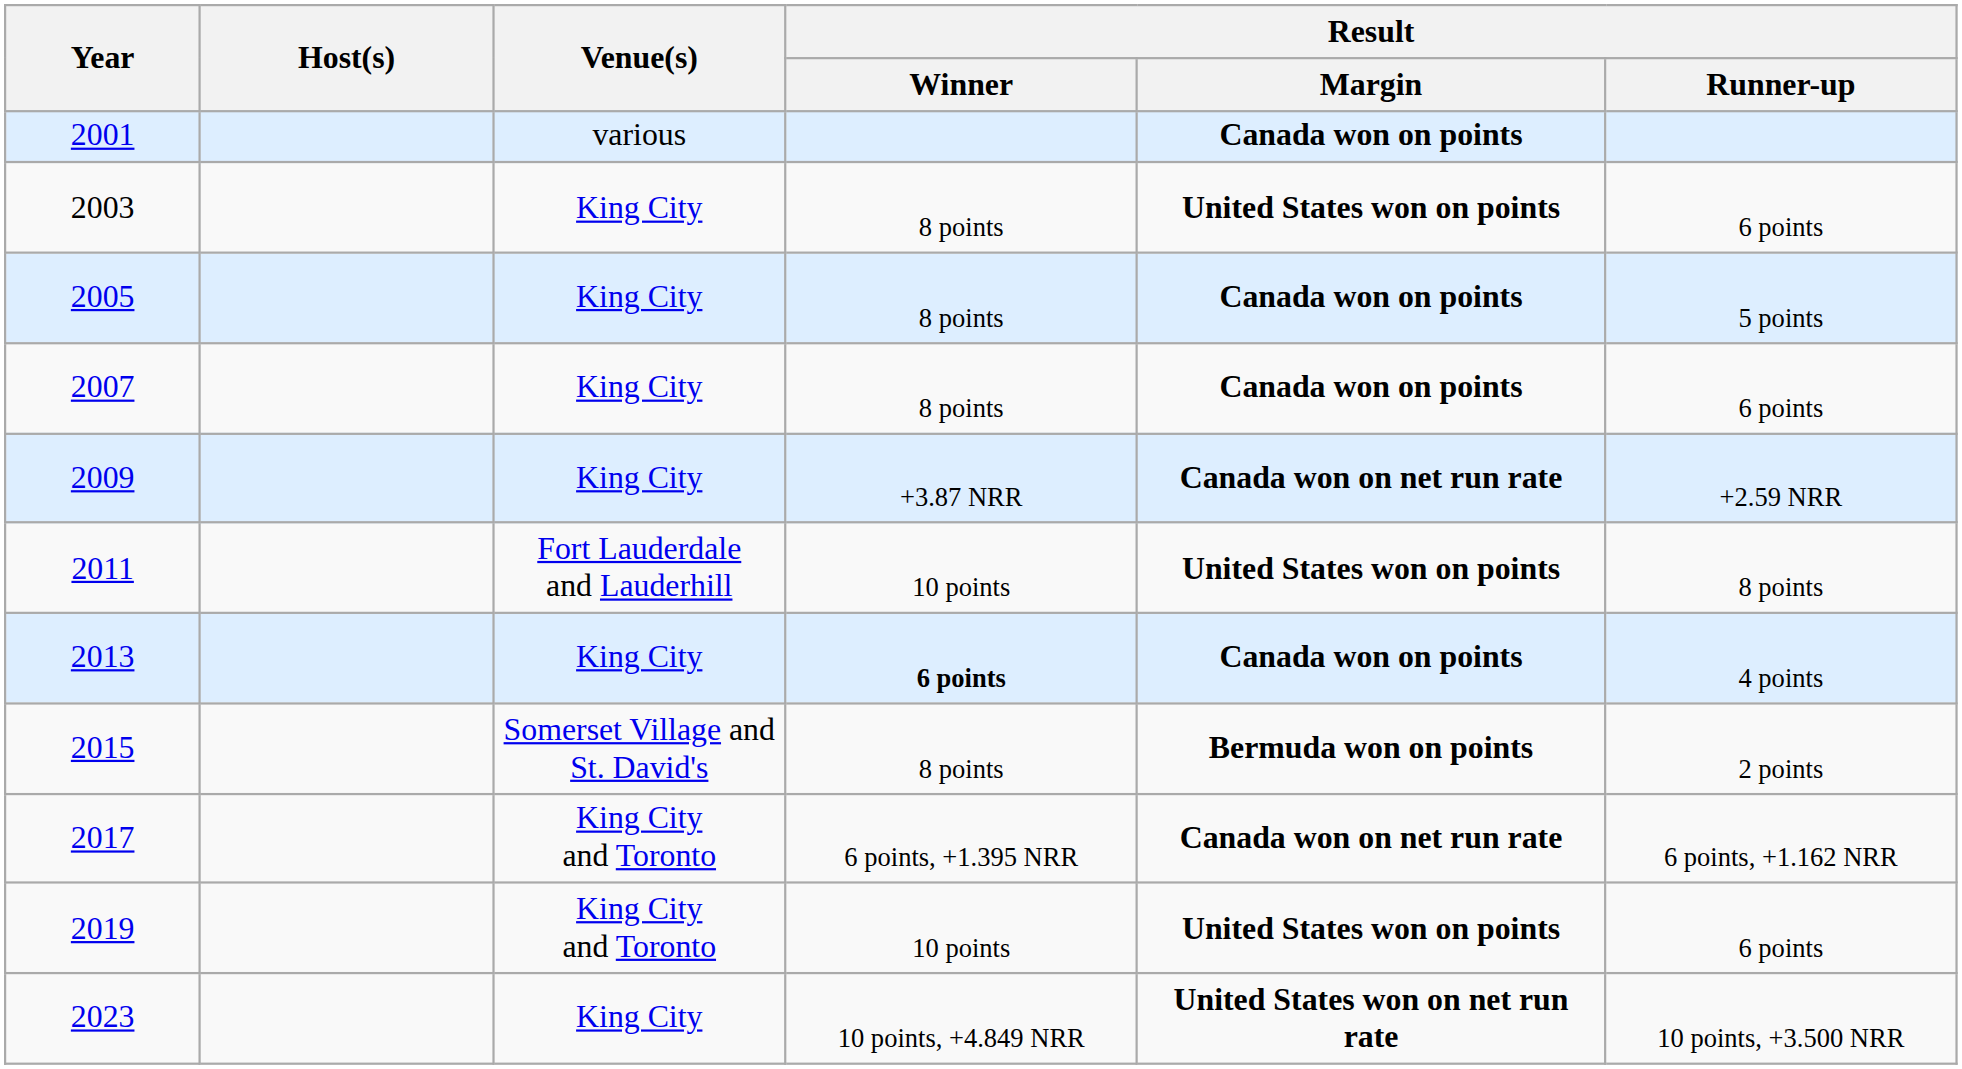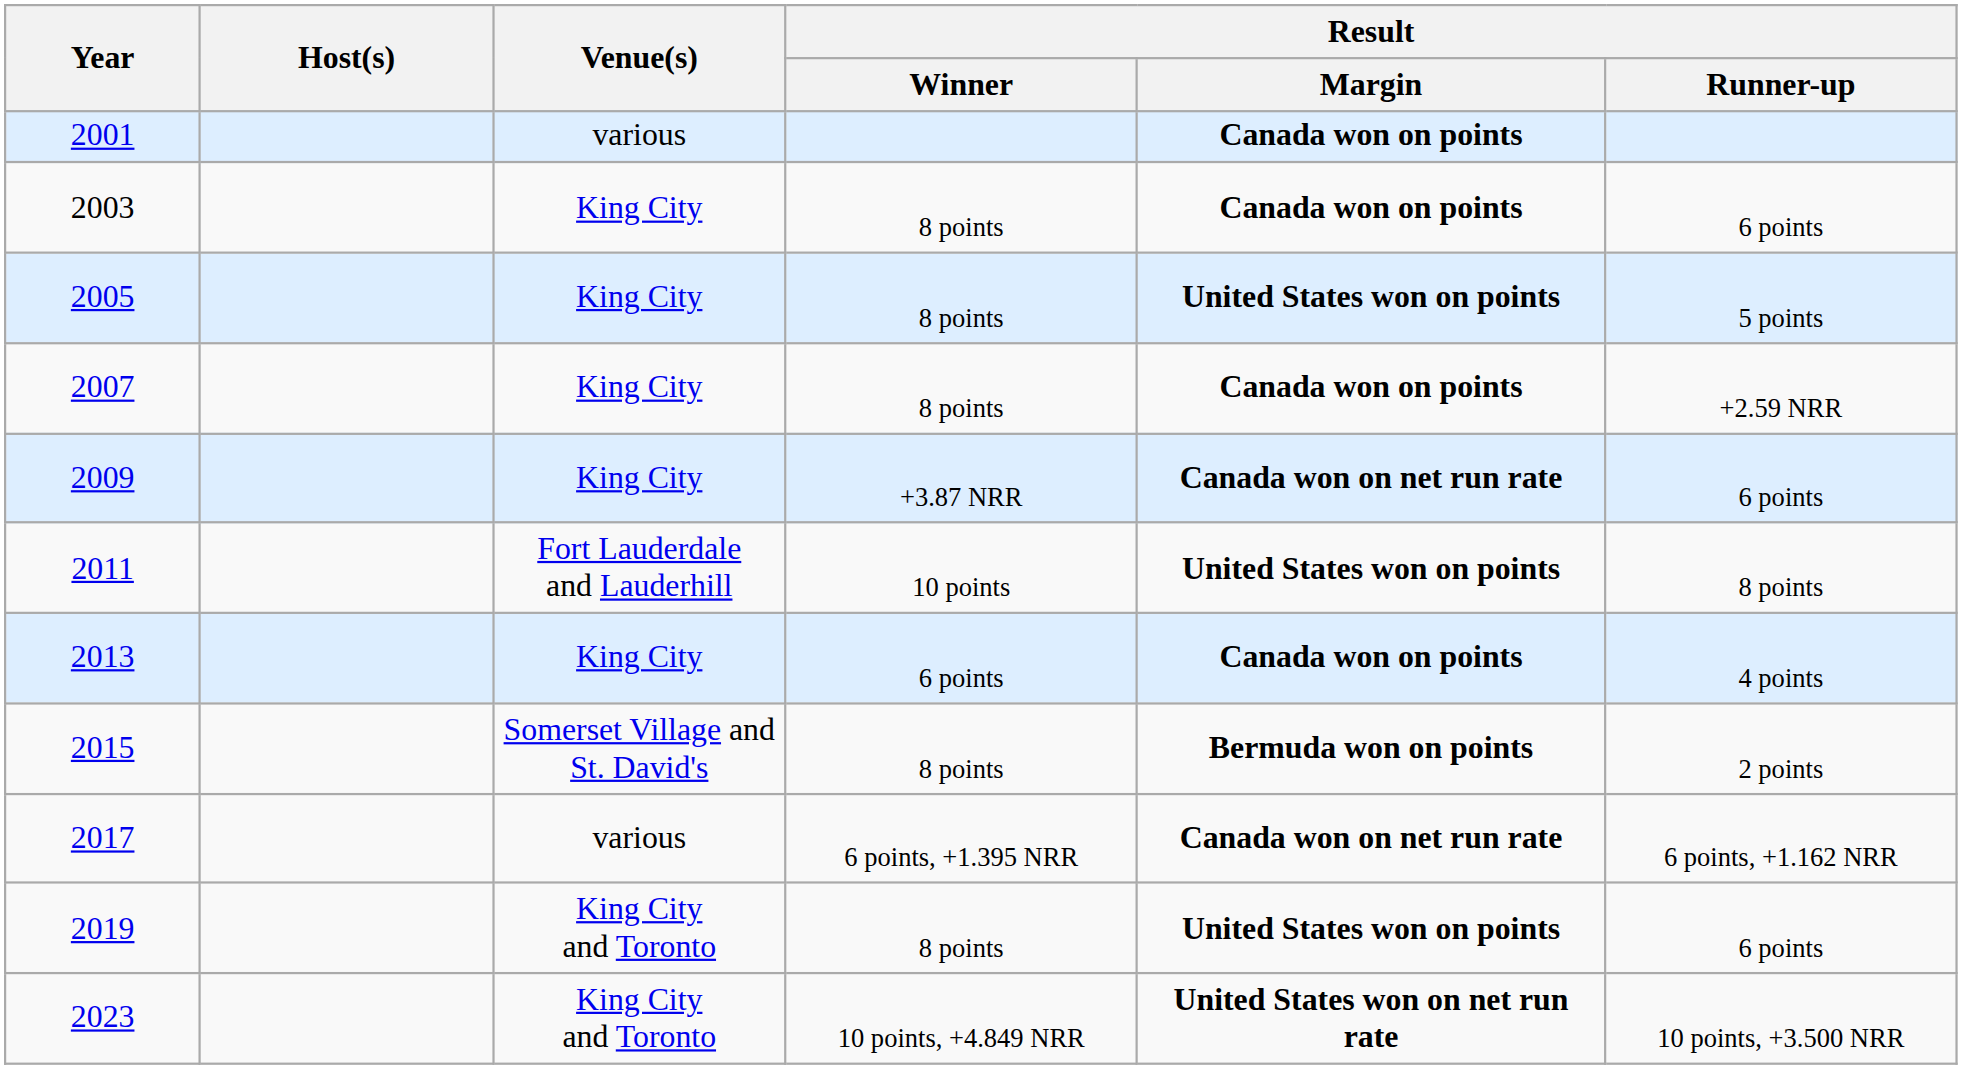(1371, 207) United States won on points -> (1371, 207) Canada won on points
(1371, 297) Canada won on points -> (1371, 297) United States won on points
(1781, 408) 6 points -> (1781, 408) +2.59 NRR
(1781, 498) +2.59 NRR -> (1781, 498) 6 points
(961, 676) bold -> (961, 678) normal
(639, 837) King City and Toronto -> (639, 837) various
(961, 948) 10 points -> (961, 948) 8 points
(639, 1017) King City -> (639, 1017) King City and Toronto
